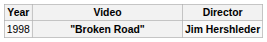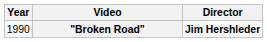(18, 29) 1998 -> (18, 29) 1990
